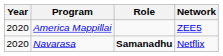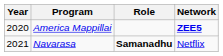(189, 28) normal -> (189, 28) bold
(18, 43) 2020 -> (18, 43) 2021
